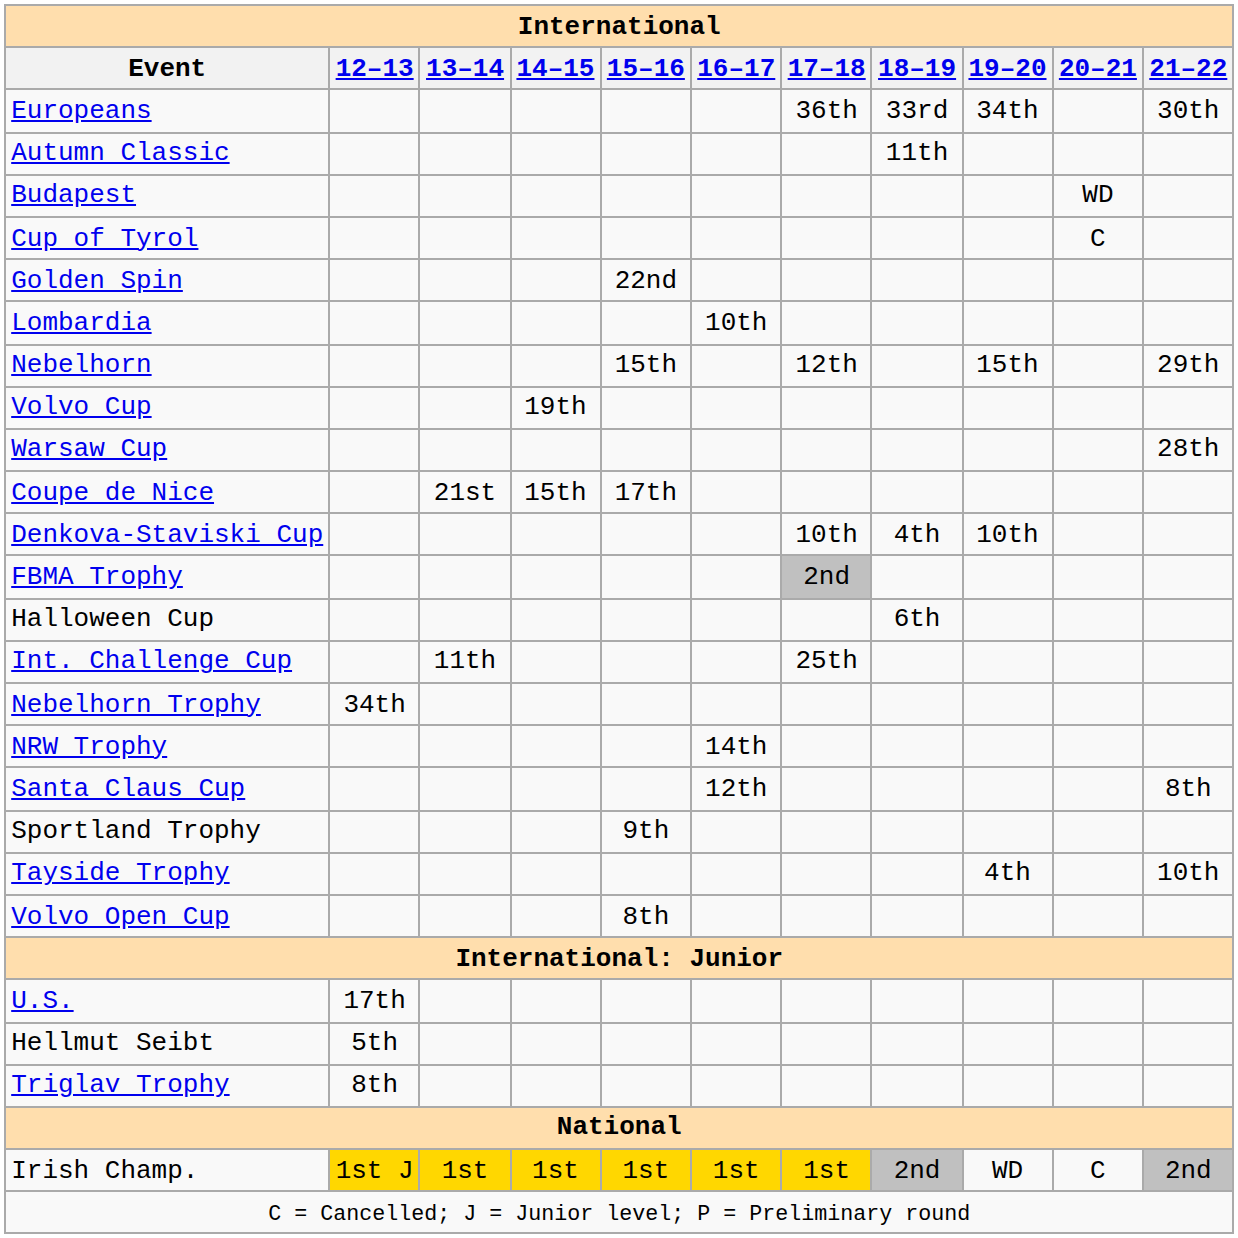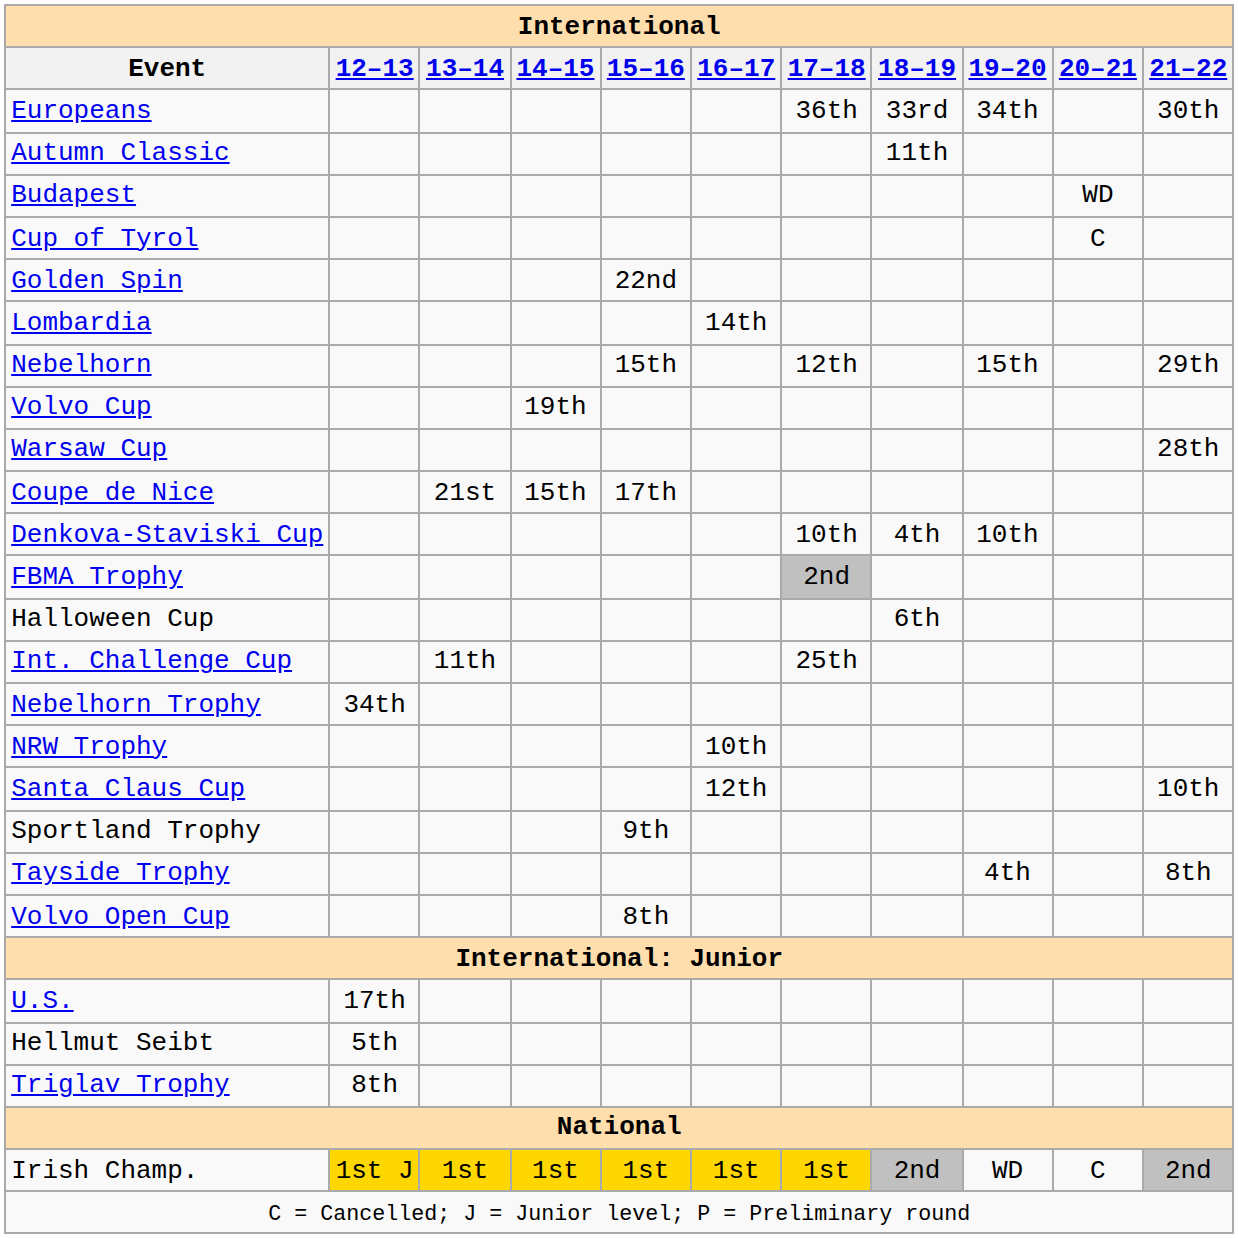(736, 323) 10th -> (736, 323) 14th
(736, 747) 14th -> (736, 747) 10th
(1188, 789) 8th -> (1188, 789) 10th
(1188, 874) 10th -> (1188, 874) 8th
